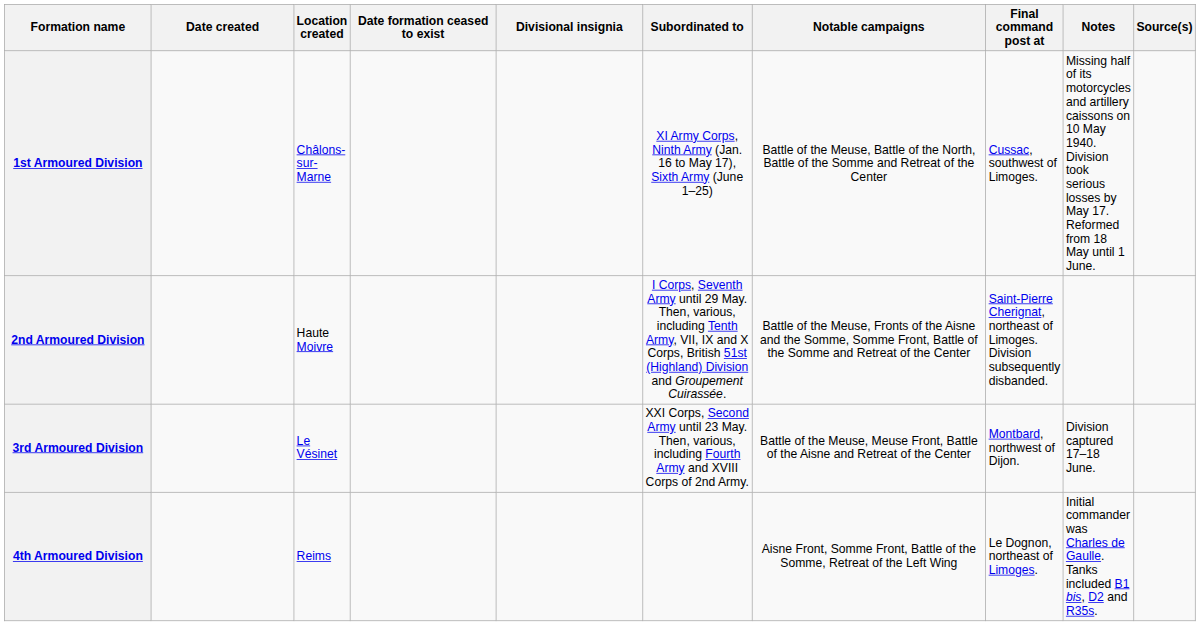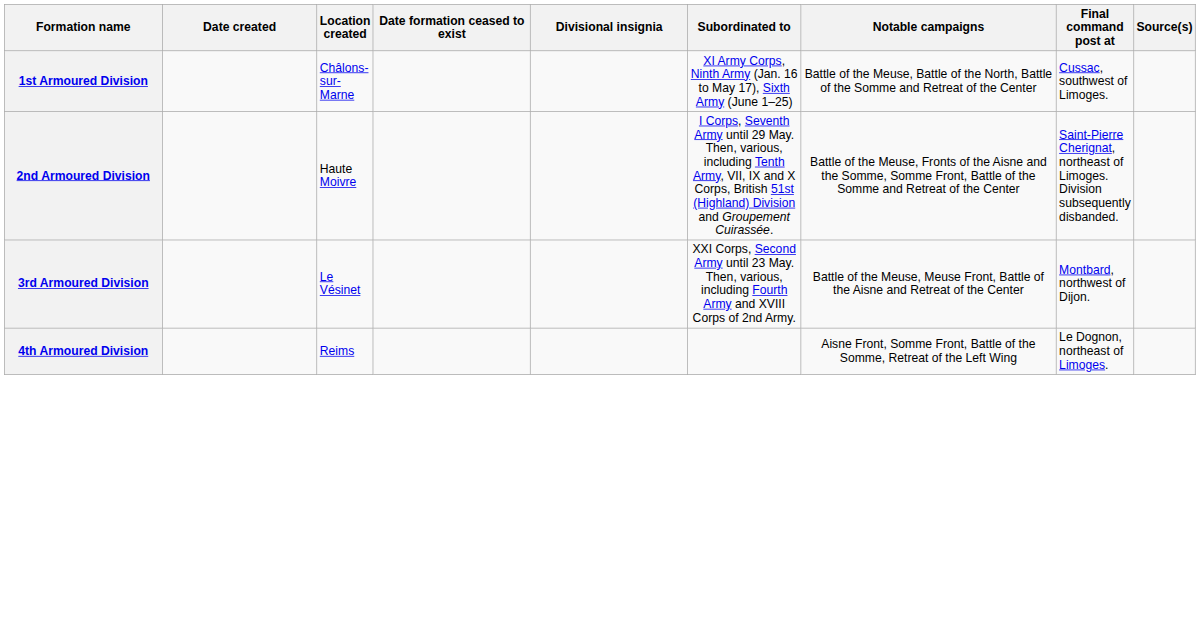- column: (1098, 27)
